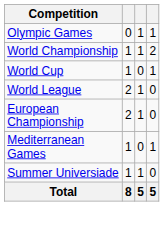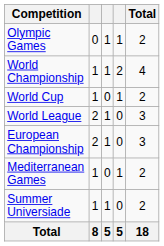+ column: (142, 14)
